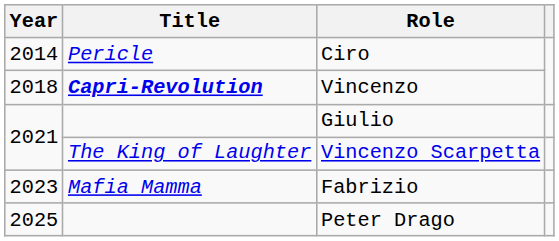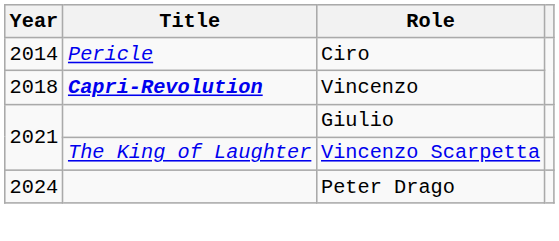- row: (370, 187)
(34, 220) 2025 -> (34, 187) 2024
